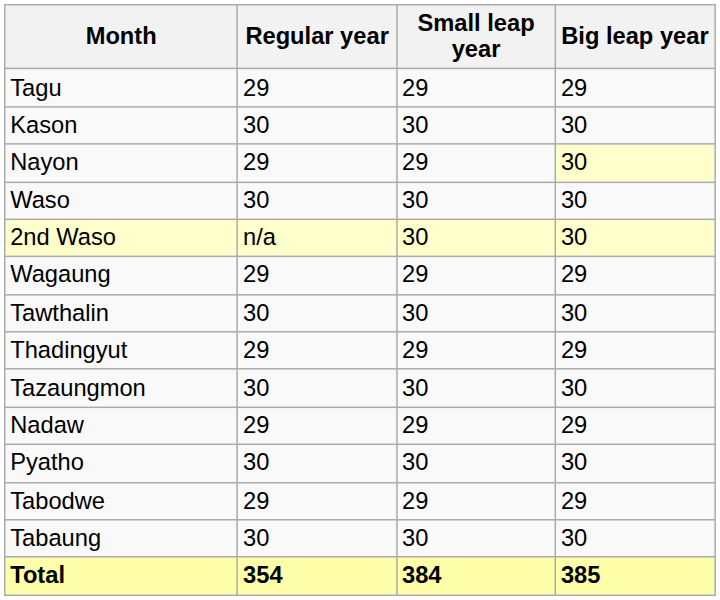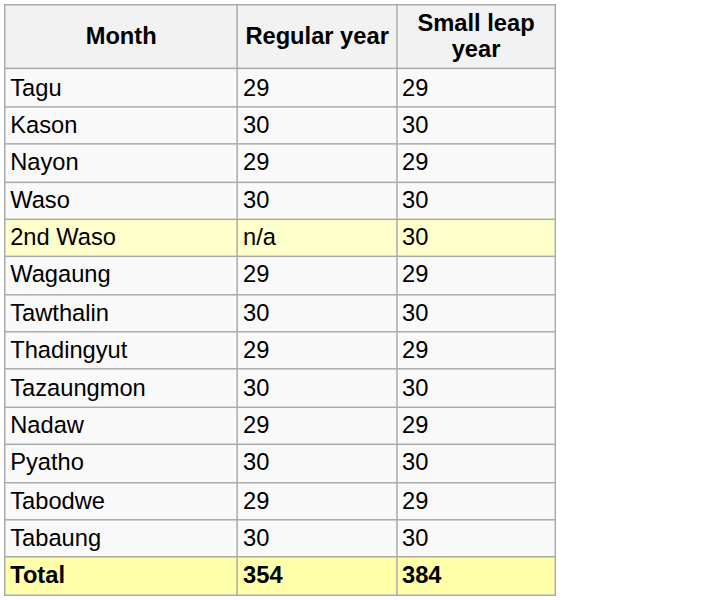- column: (635, 36)
